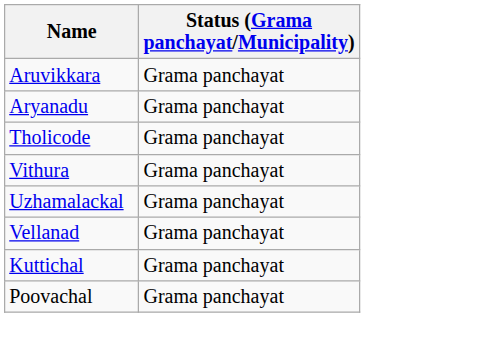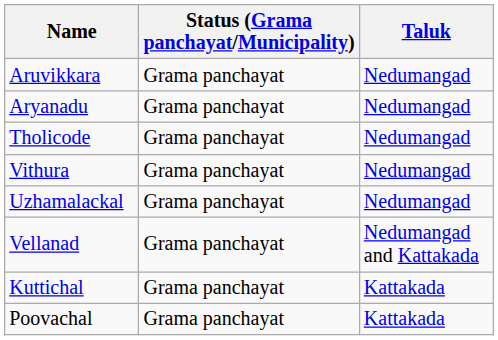+ column: (426, 31)
